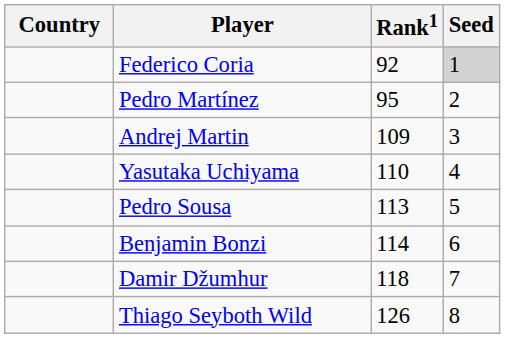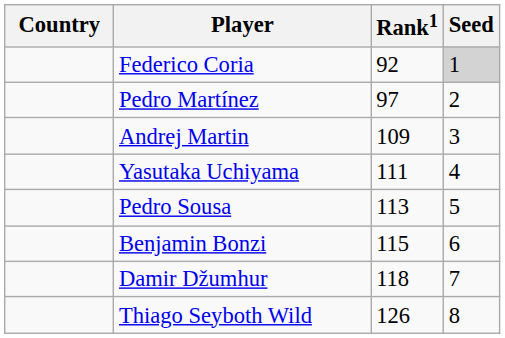(387, 100) 95 -> (387, 100) 97
(393, 171) 110 -> (392, 171) 111
(393, 243) 114 -> (393, 243) 115
